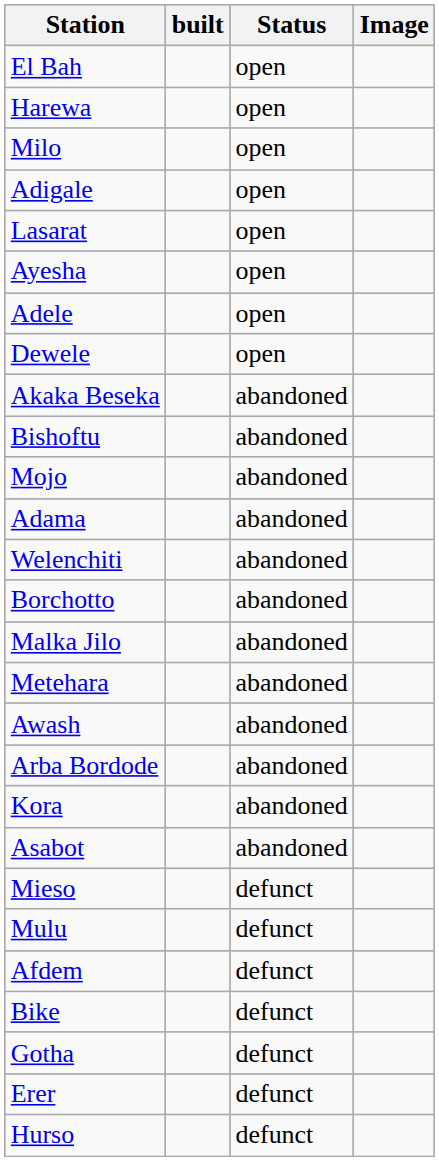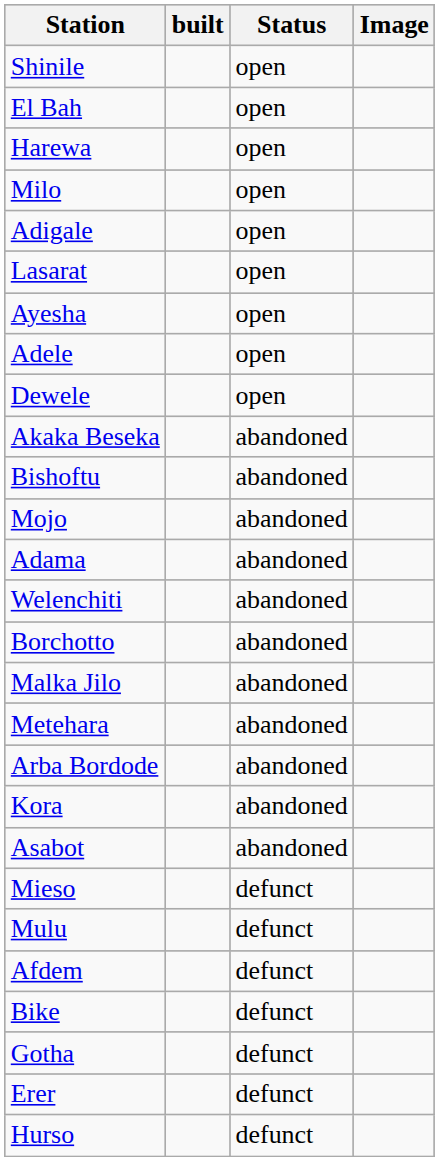+ row: (48, 66)
- row: (46, 723)
